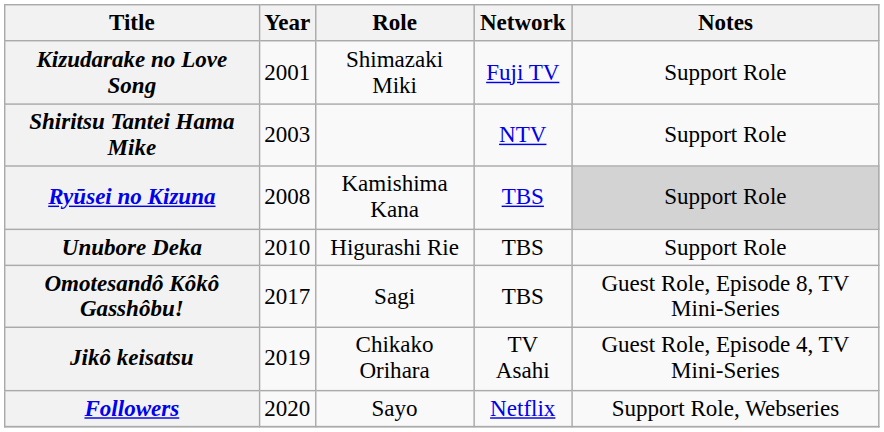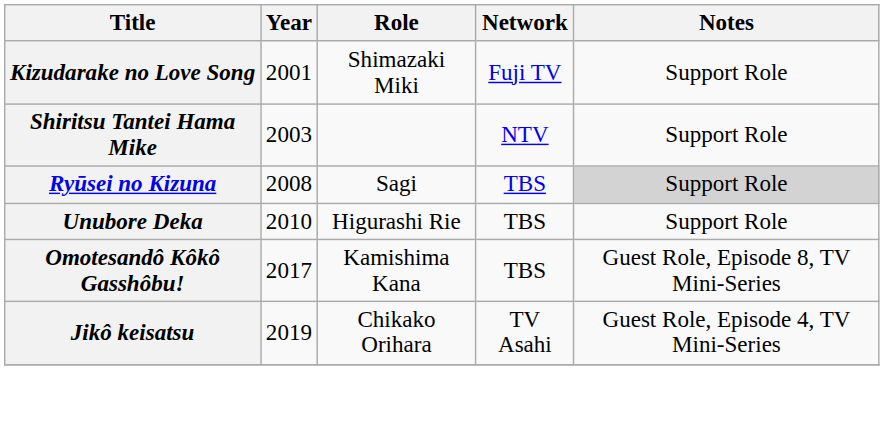(395, 197) Kamishima Kana -> (396, 184) Sagi
(395, 296) Sagi -> (396, 270) Kamishima Kana
- row: (132, 408)
